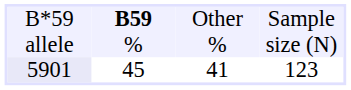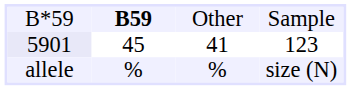rows swapped: (49, 44) <-> (49, 69)
